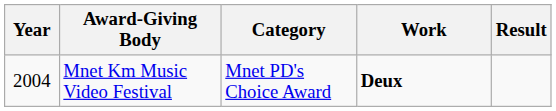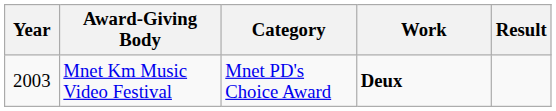(32, 80) 2004 -> (32, 80) 2003
